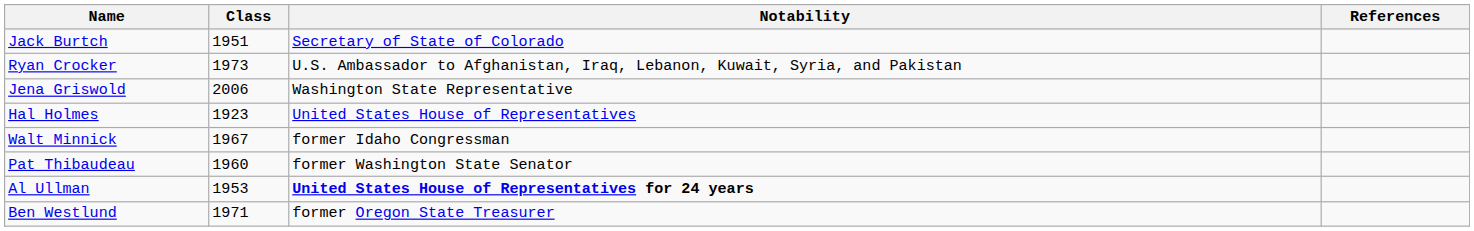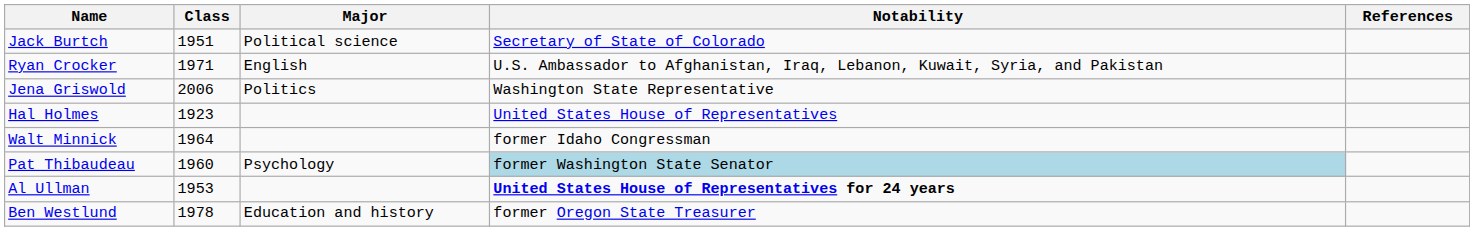+ column: (365, 17)
(230, 66) 1973 -> (196, 66) 1971
(230, 140) 1967 -> (196, 140) 1964
(433, 164) no background -> (634, 164) lightblue background
(230, 213) 1971 -> (196, 213) 1978
